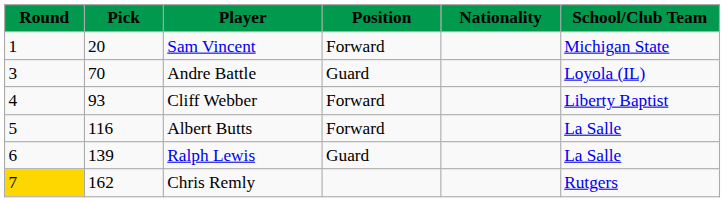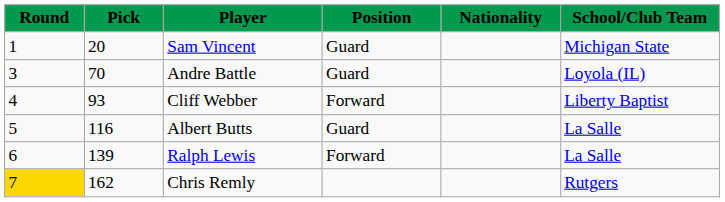(355, 45) Forward -> (348, 45) Guard
(355, 127) Forward -> (348, 127) Guard
(348, 155) Guard -> (355, 155) Forward
